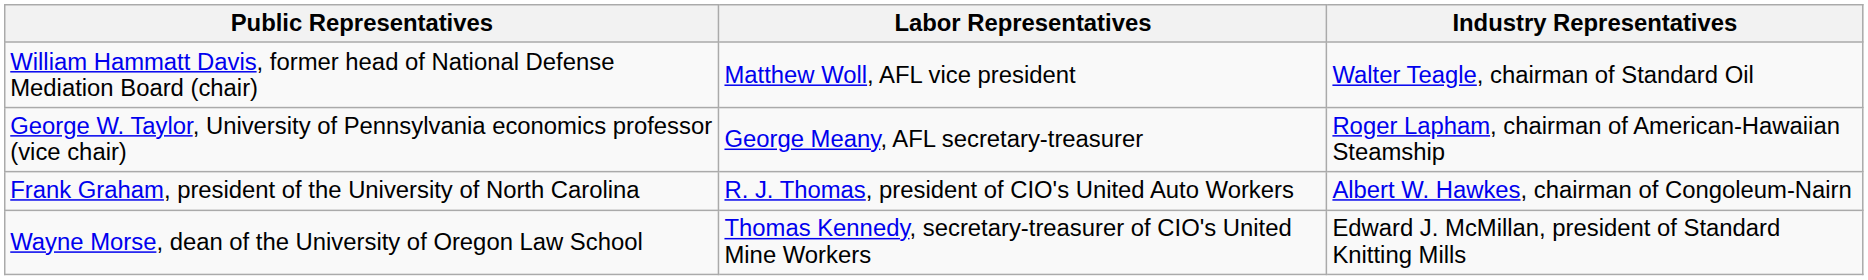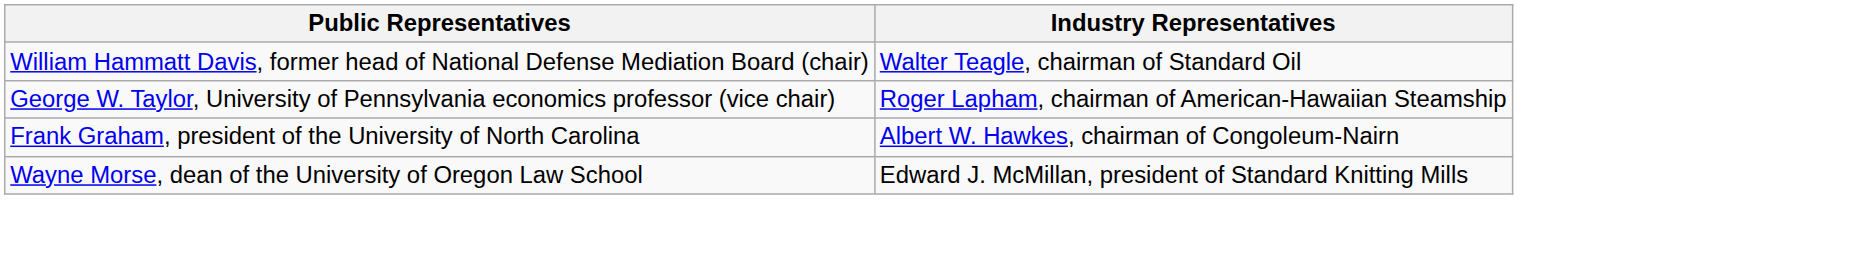- column: (1023, 23)
